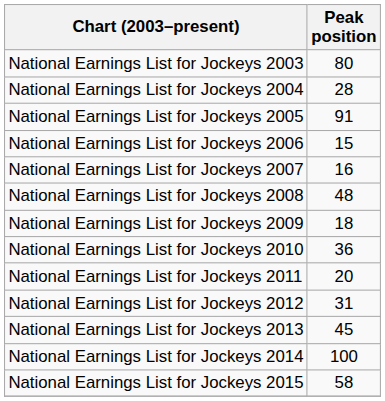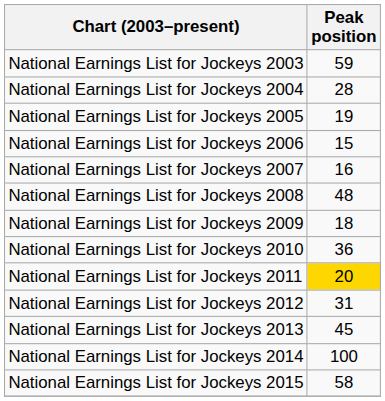(344, 63) 80 -> (344, 63) 59
(344, 116) 91 -> (344, 116) 19
(344, 276) no background -> (344, 276) gold background
